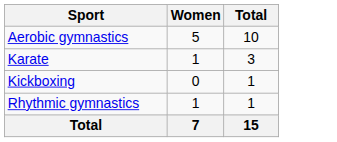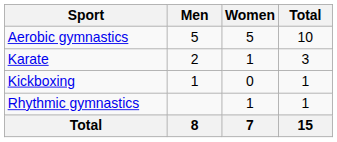+ column: (195, 15)
